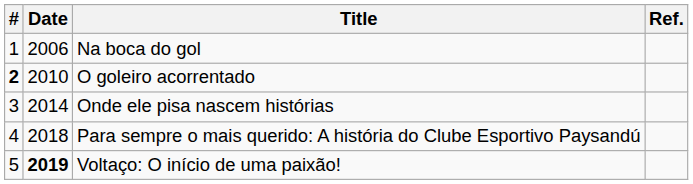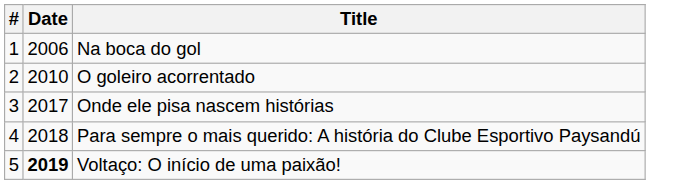- column: (666, 19)
(14, 77) bold -> (14, 77) normal
(48, 106) 2014 -> (48, 106) 2017
